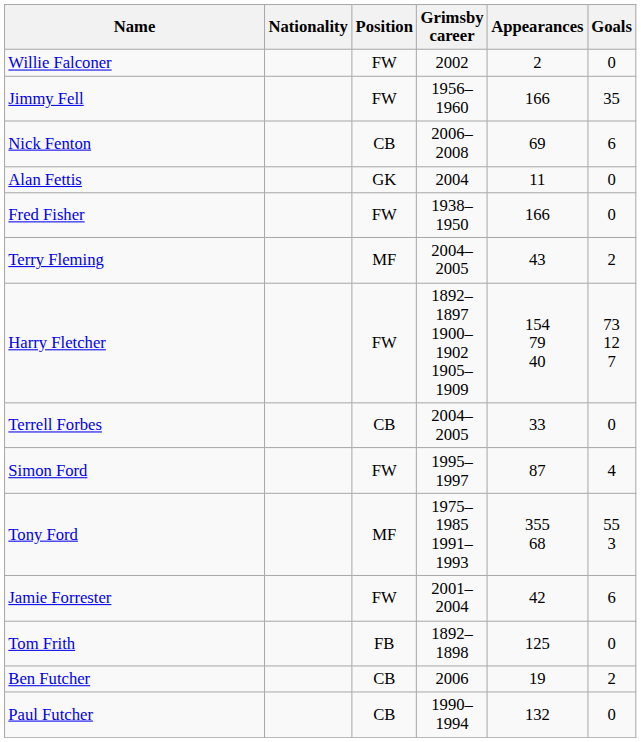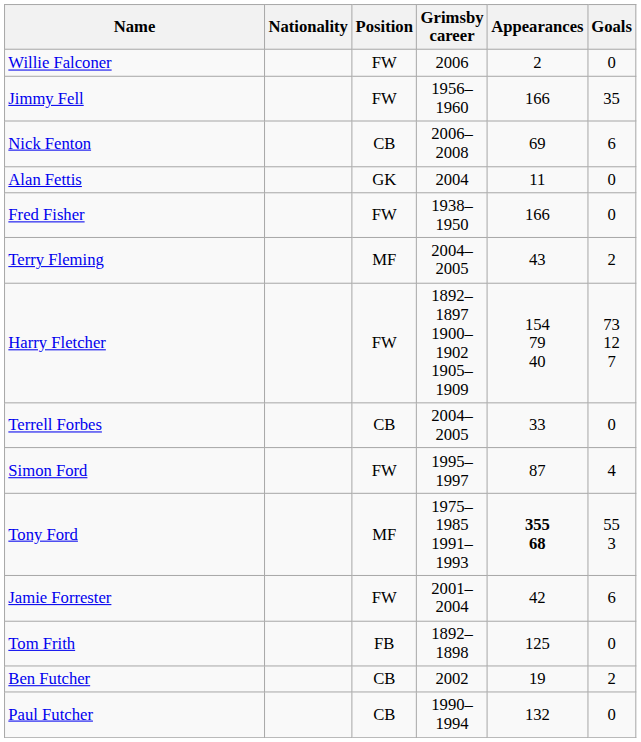(452, 62) 2002 -> (452, 62) 2006
(537, 534) normal -> (537, 534) bold
(452, 679) 2006 -> (452, 679) 2002
